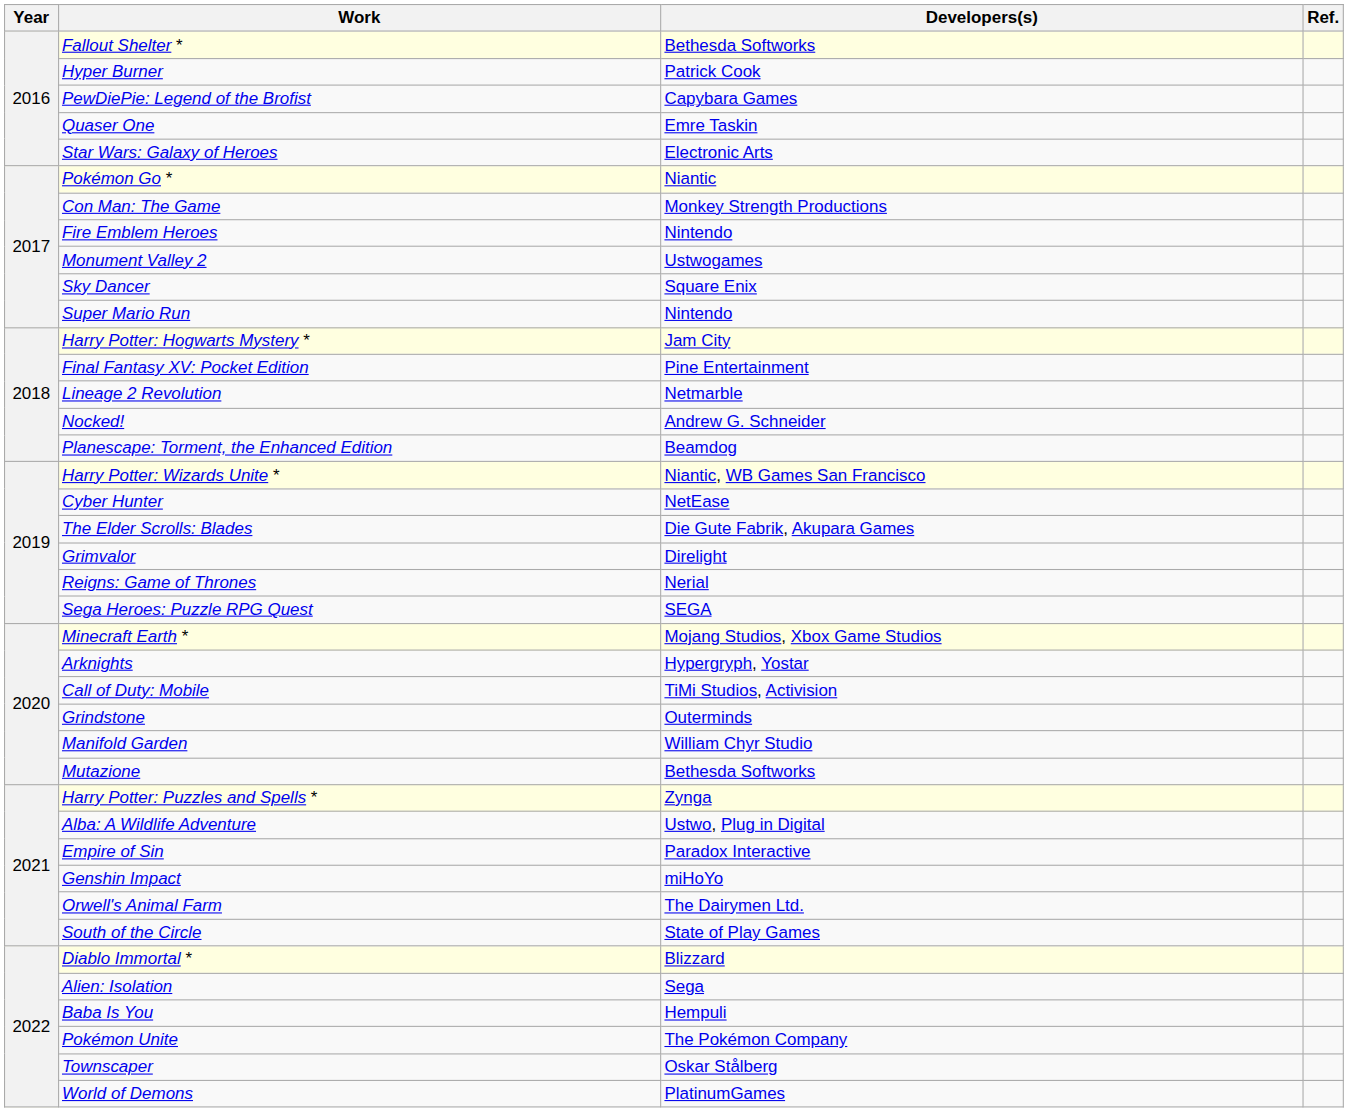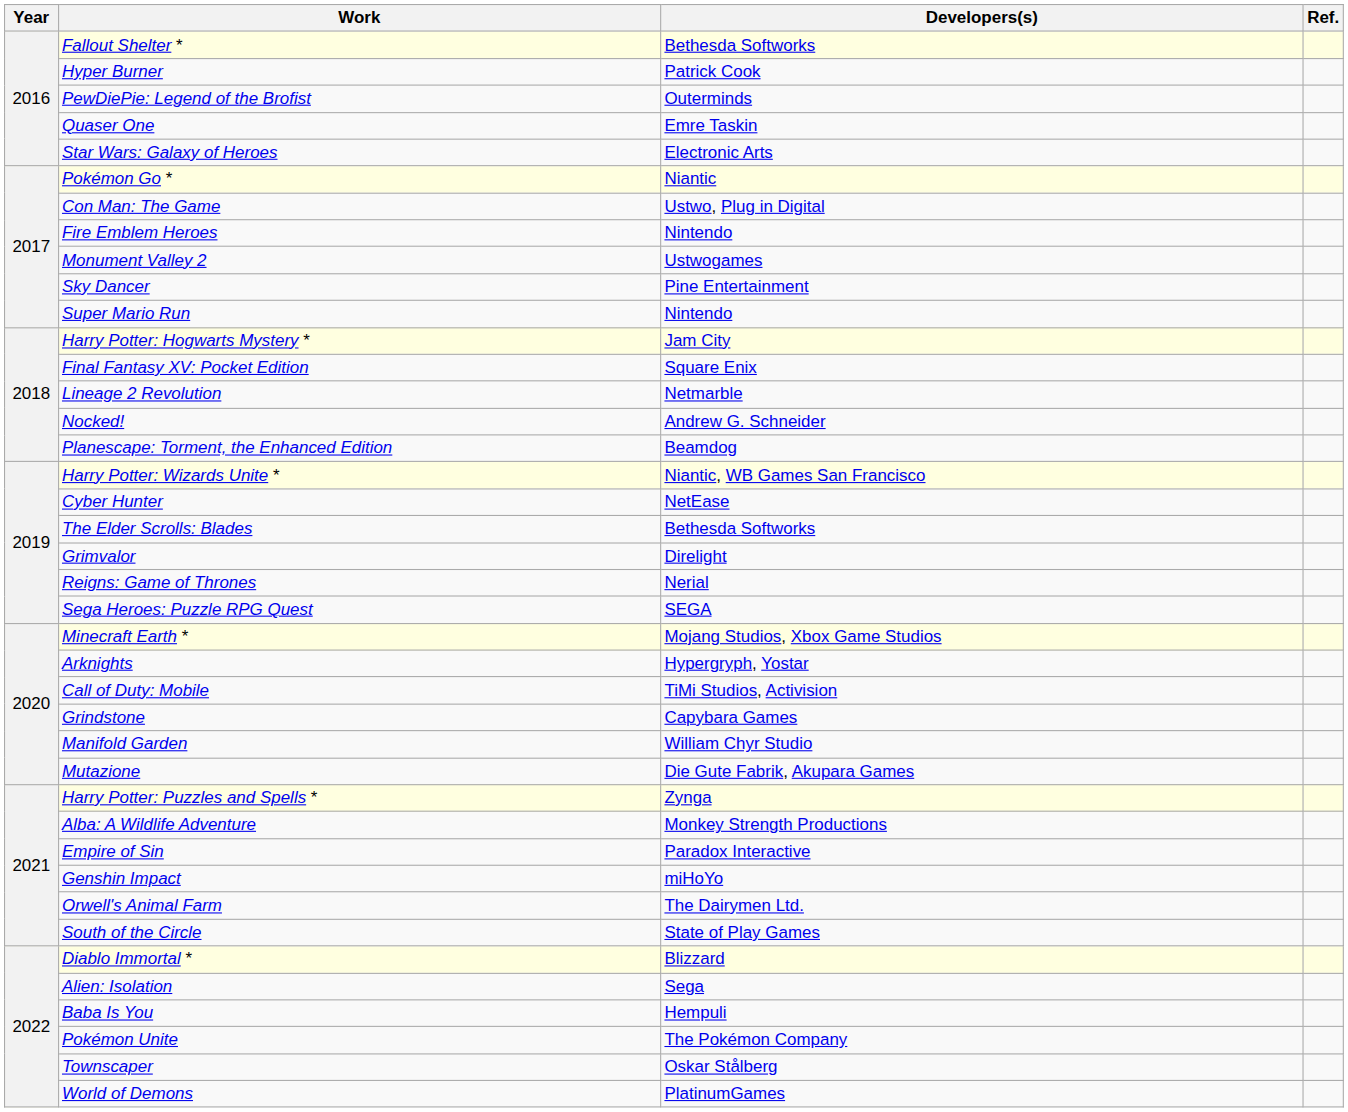(731, 98) Capybara Games -> (708, 98) Outerminds
(776, 206) Monkey Strength Productions -> (745, 206) Ustwo, Plug in Digital
(711, 286) Square Enix -> (737, 286) Pine Entertainment
(737, 367) Pine Entertainment -> (711, 367) Square Enix
(789, 529) Die Gute Fabrik, Akupara Games -> (740, 529) Bethesda Softworks
(708, 717) Outerminds -> (731, 717) Capybara Games
(740, 771) Bethesda Softworks -> (789, 771) Die Gute Fabrik, Akupara Games
(745, 824) Ustwo, Plug in Digital -> (776, 824) Monkey Strength Productions
